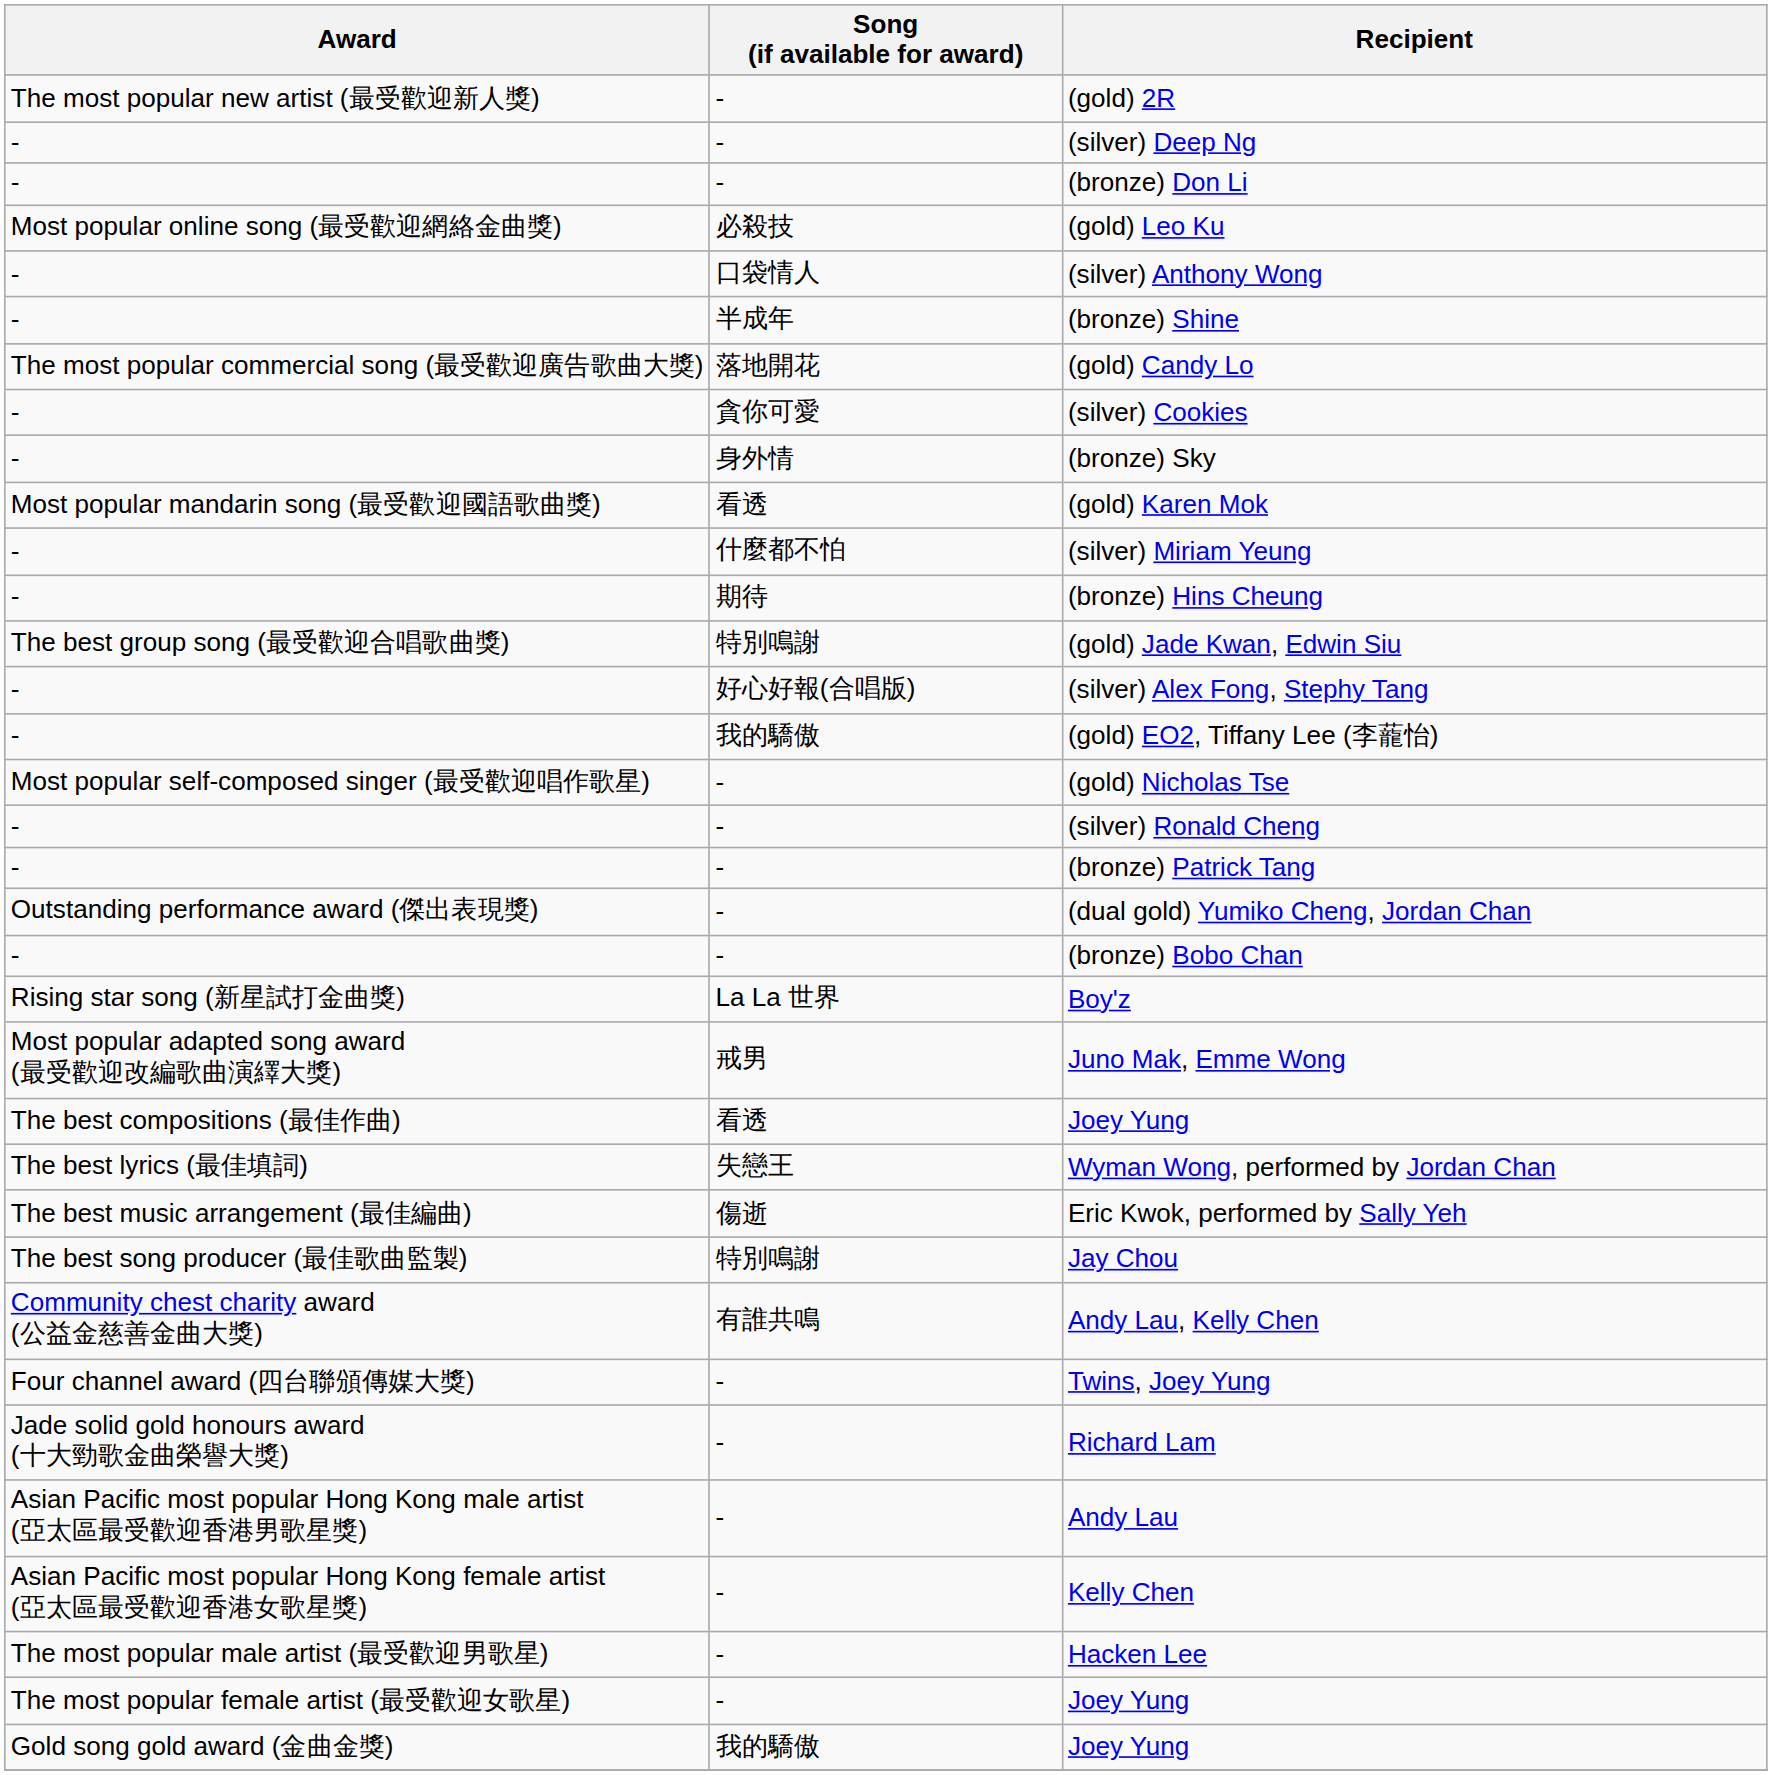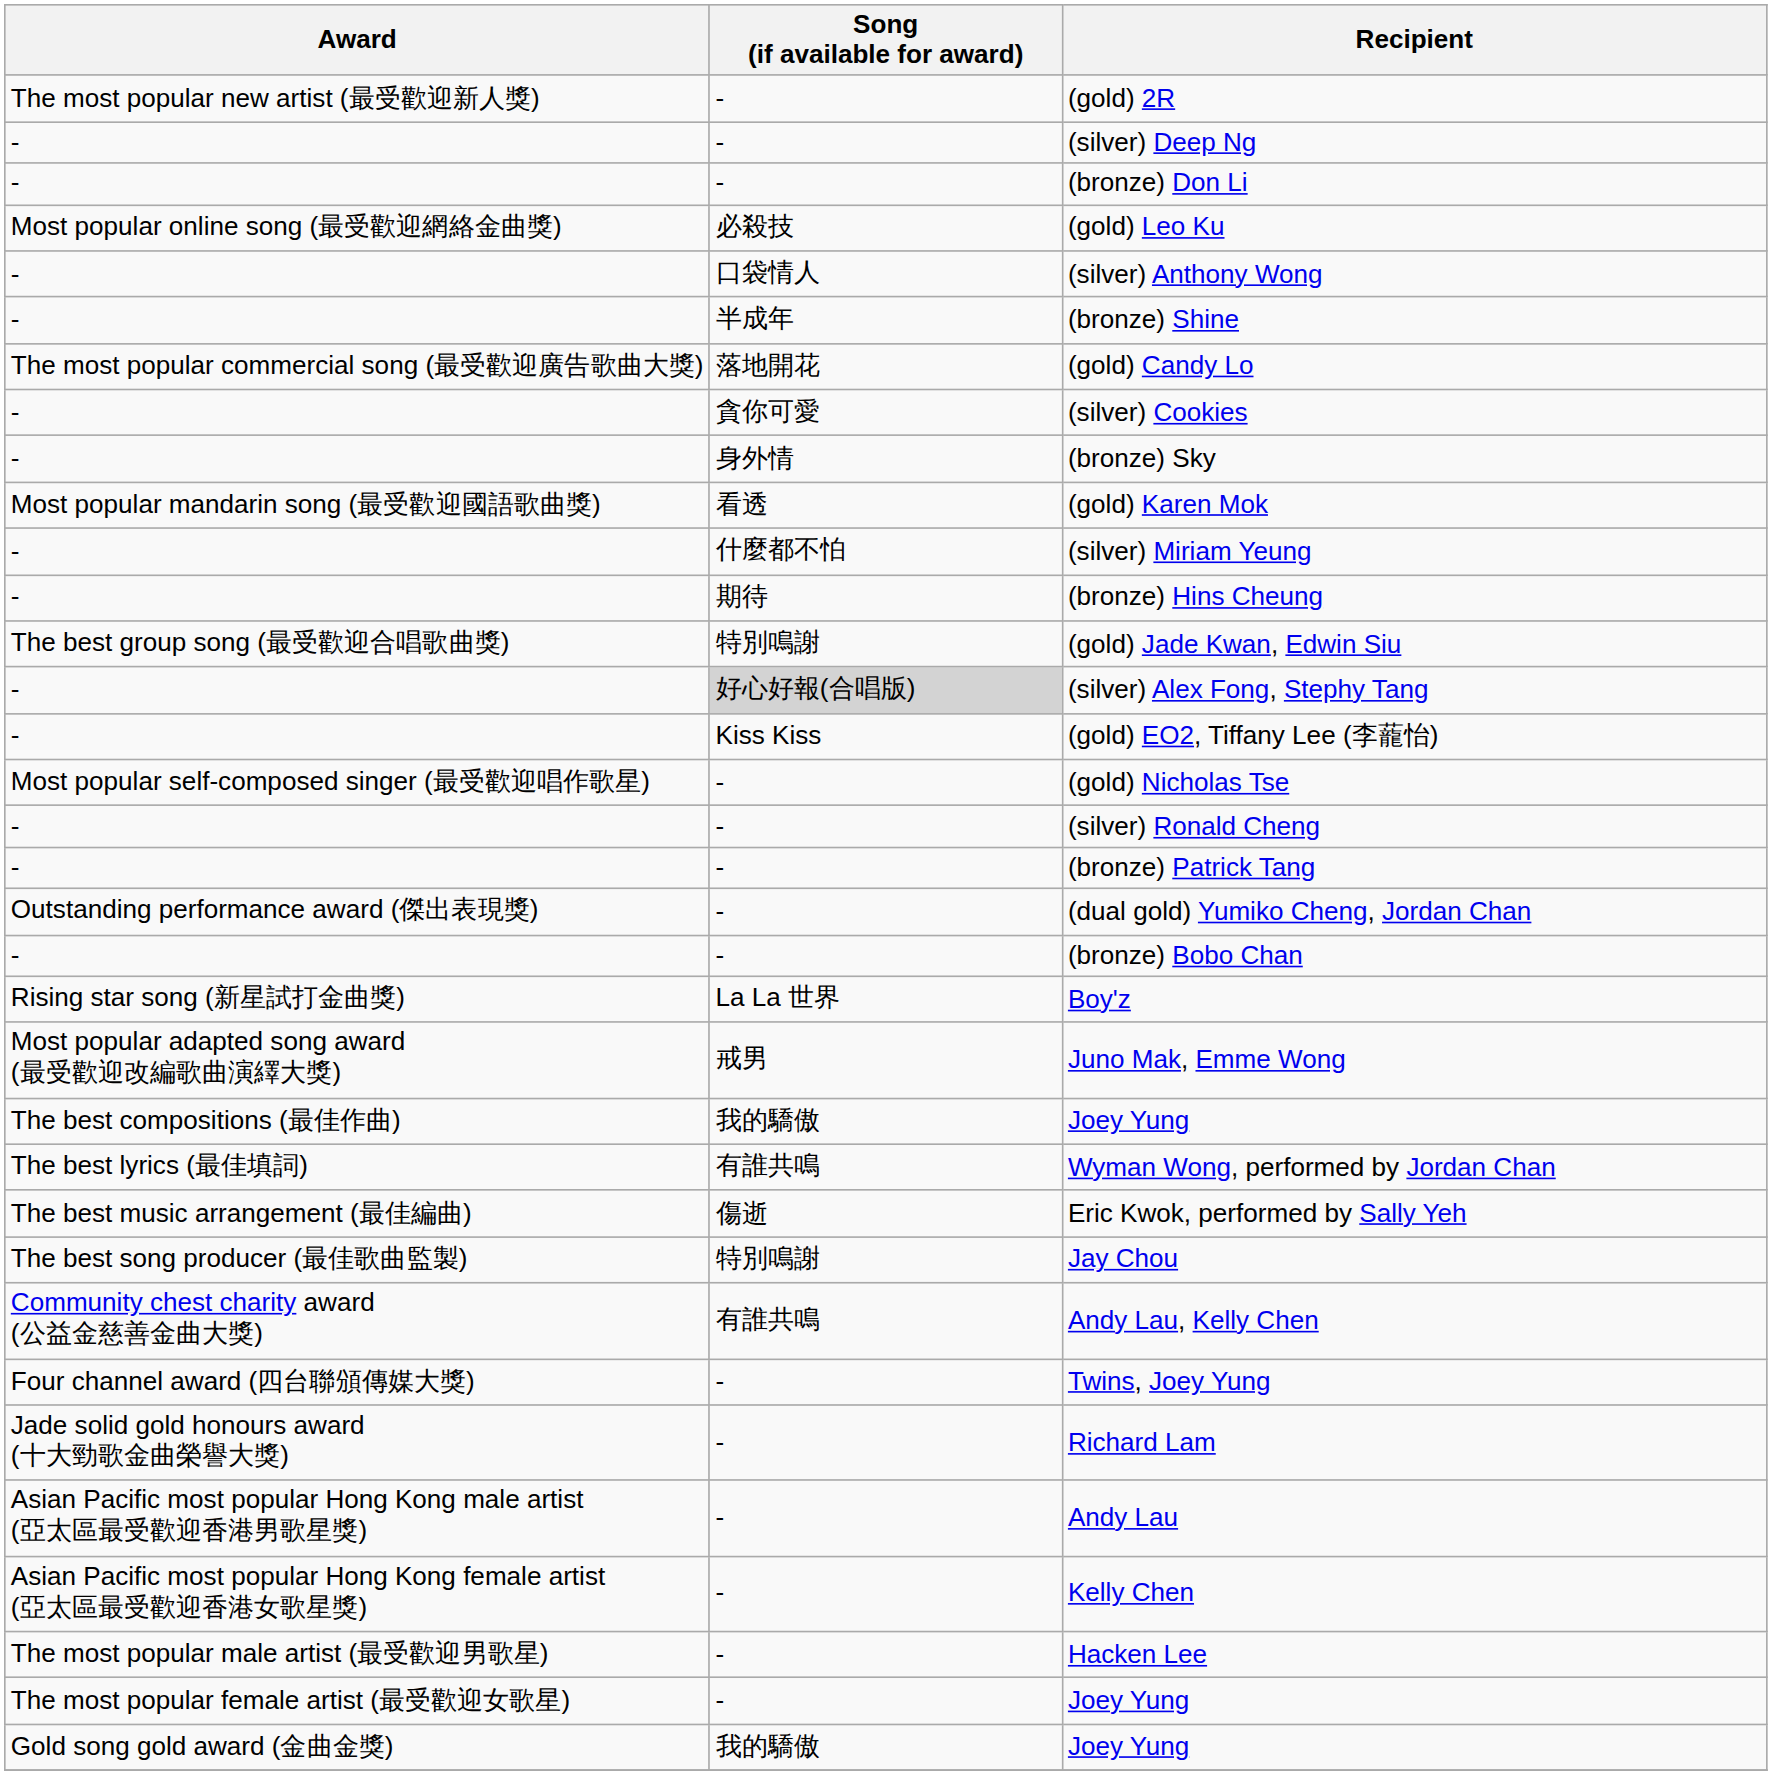(816, 688) no background -> (816, 688) lightgrey background
(768, 735) 我的驕傲 -> (768, 736) Kiss Kiss
(742, 1119) 看透 -> (768, 1119) 我的驕傲
(755, 1166) 失戀王 -> (768, 1166) 有誰共鳴
